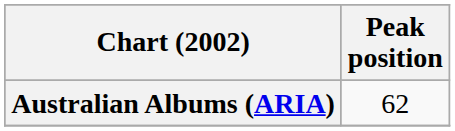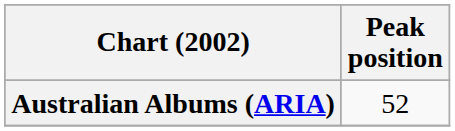(395, 102) 62 -> (395, 102) 52
